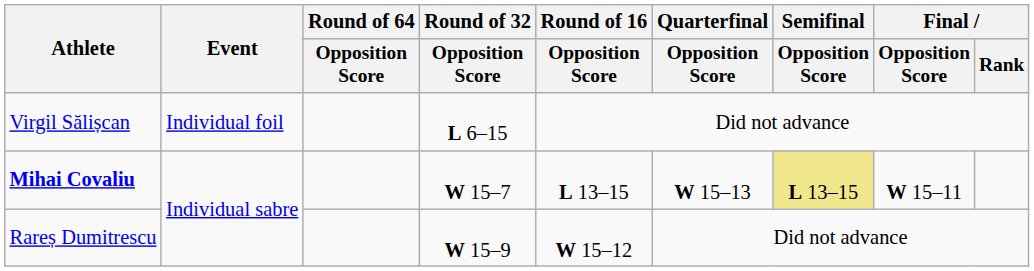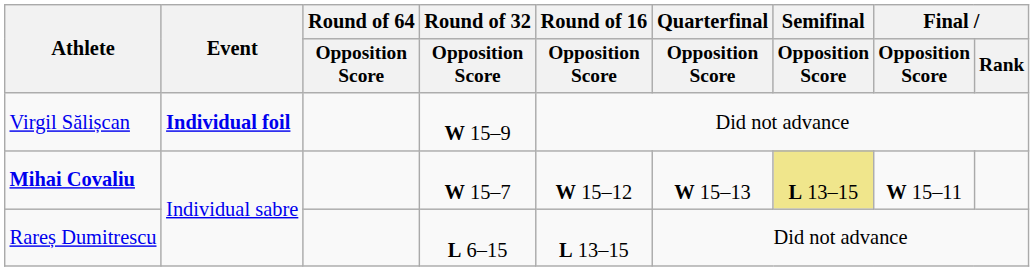(225, 122) normal -> (228, 122) bold
(478, 134) L 6–15 -> (478, 134) W 15–9
(594, 192) L 13–15 -> (594, 192) W 15–12
(478, 249) W 15–9 -> (478, 249) L 6–15
(594, 249) W 15–12 -> (594, 249) L 13–15
